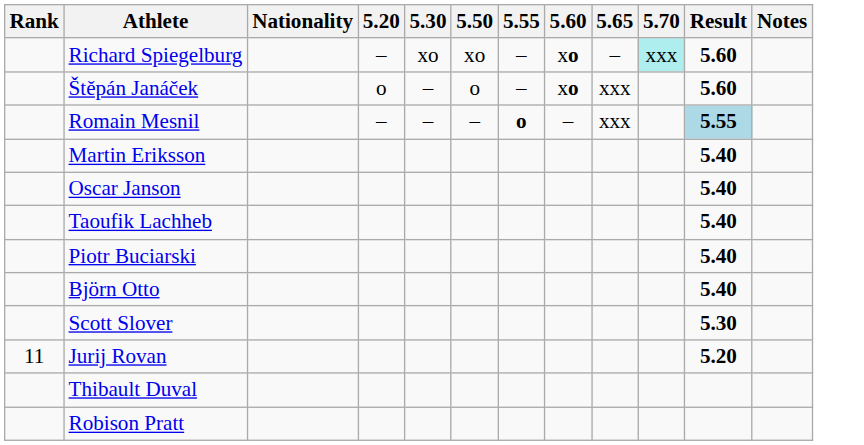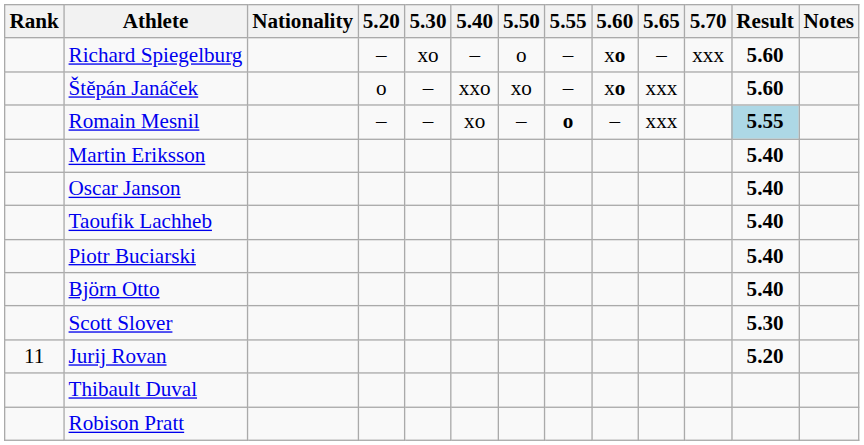+ column: (475, 21)
(475, 54) xo -> (521, 54) o
(661, 54) paleturquoise background -> (708, 54) no background
(475, 88) o -> (521, 88) xo
